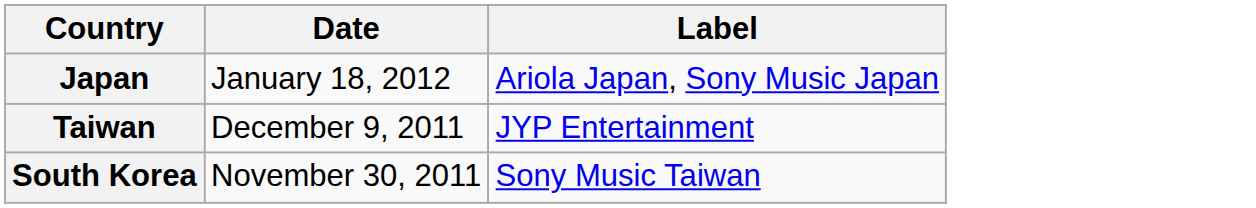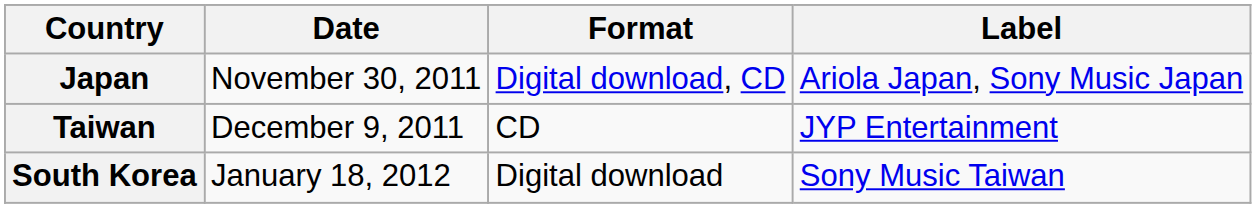+ column: (641, 29)
(331, 78) January 18, 2012 -> (346, 78) November 30, 2011
(346, 176) November 30, 2011 -> (331, 176) January 18, 2012
